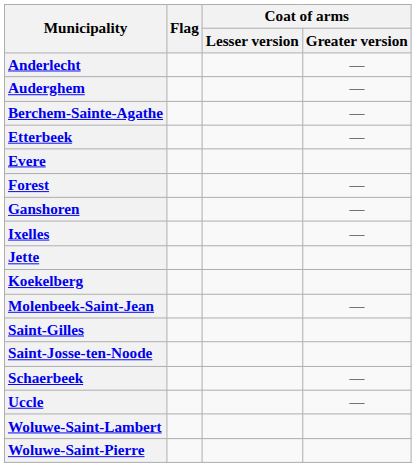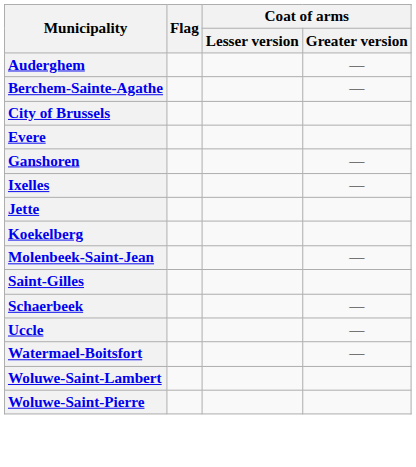- row: (44, 64)
+ row: (59, 112)
- row: (40, 137)
- row: (29, 185)
- row: (80, 354)
+ row: (75, 354)
